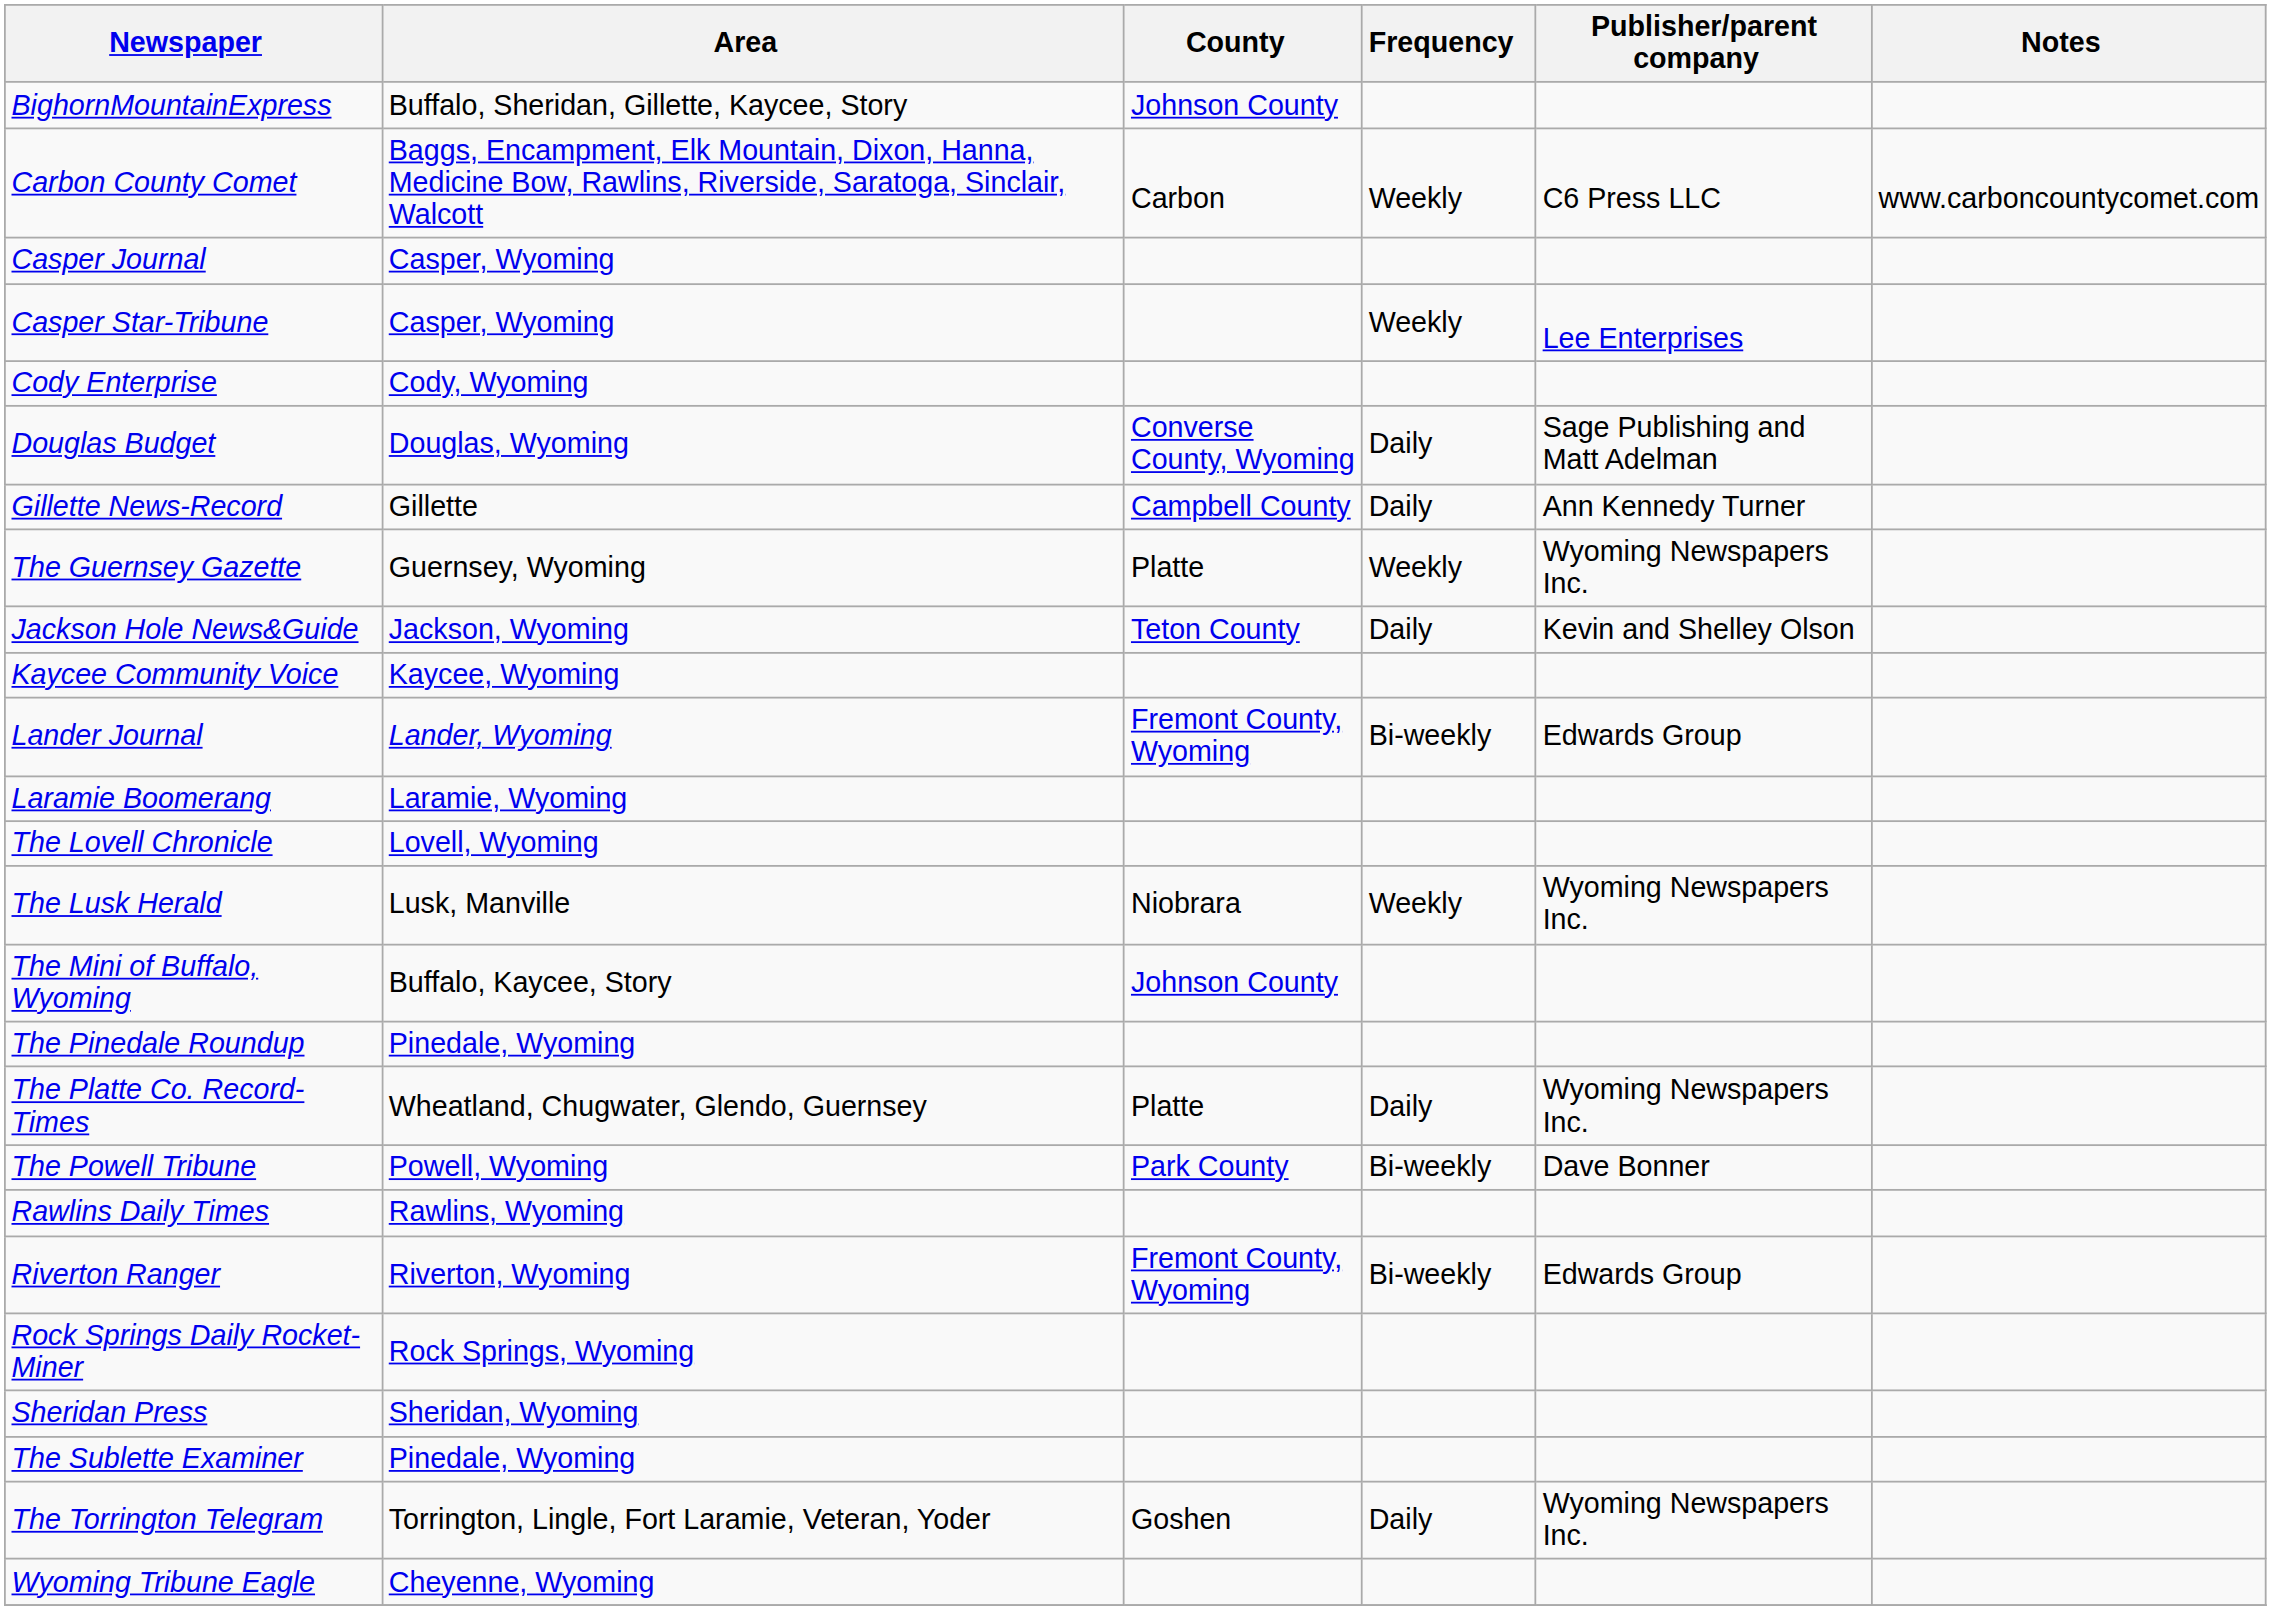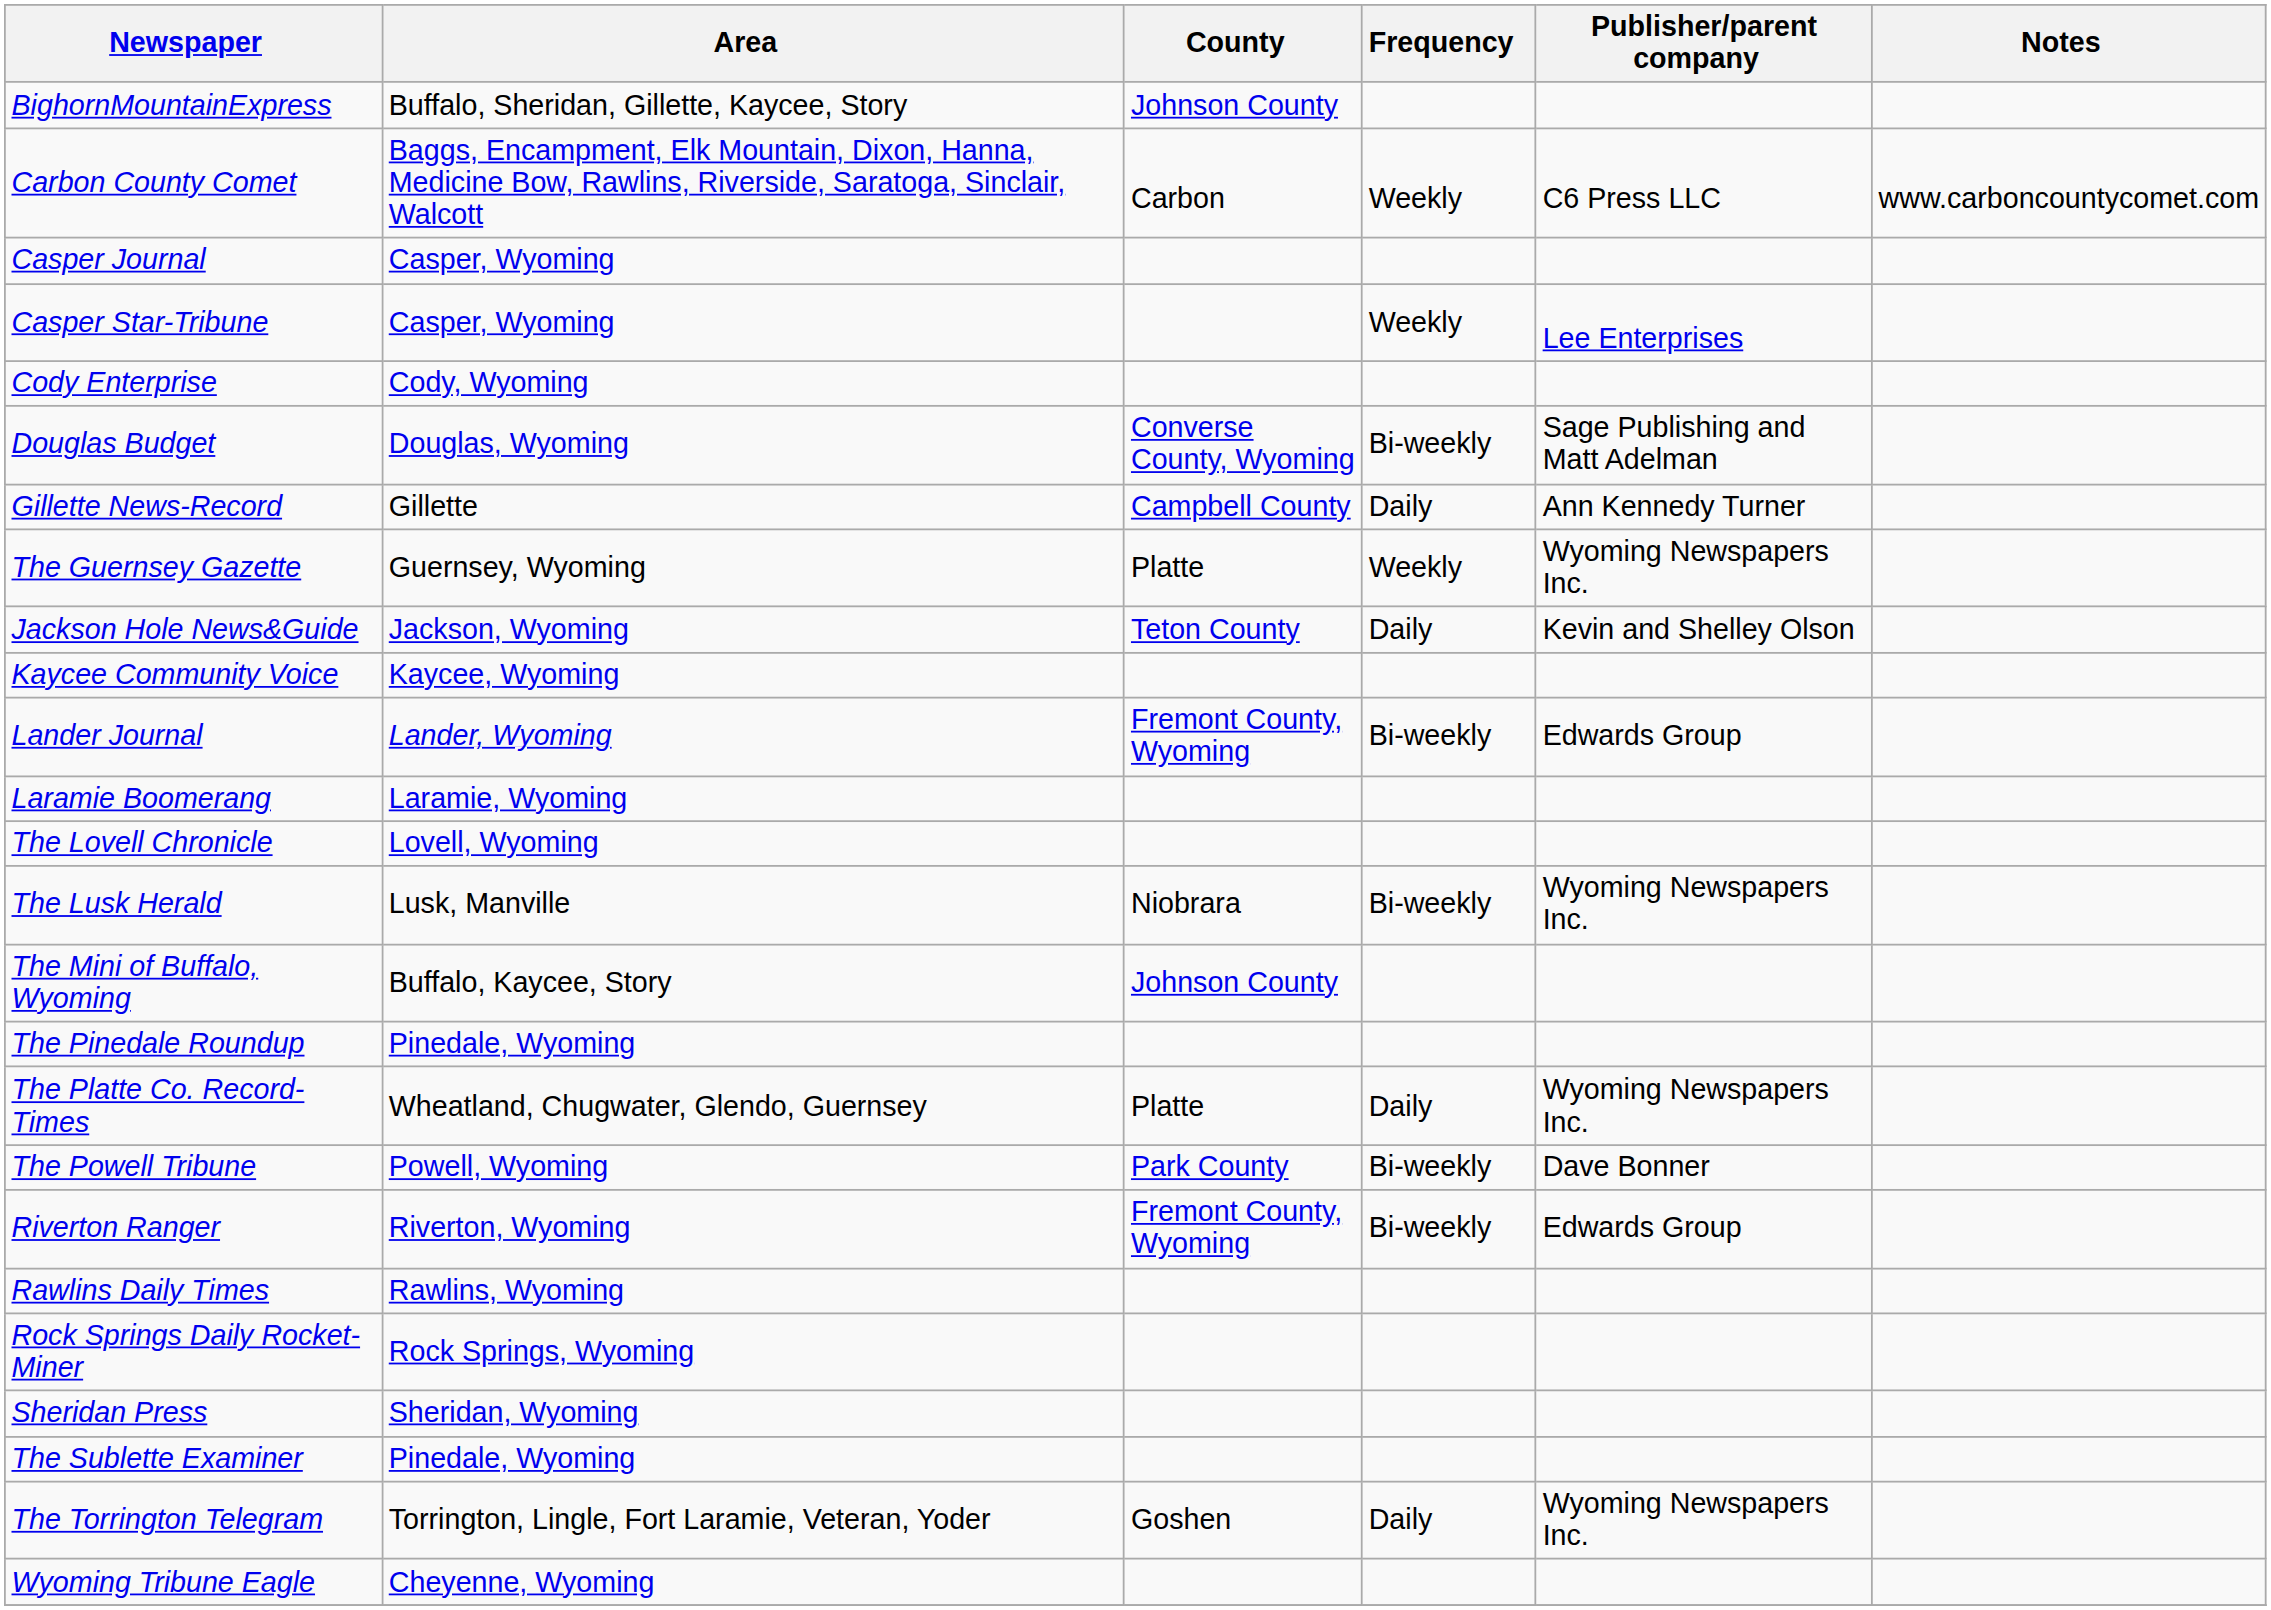(1401, 444) Daily -> (1430, 444) Bi-weekly
(1415, 904) Weekly -> (1430, 904) Bi-weekly
rows swapped: (116, 1273) <-> (140, 1212)
